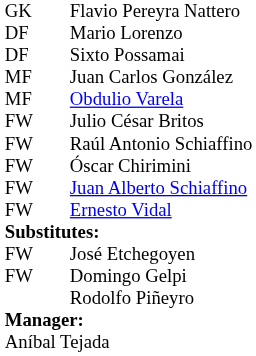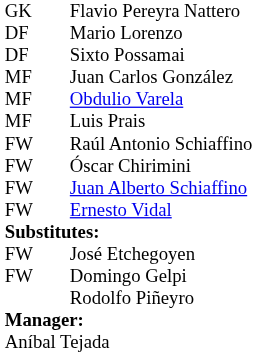+ row: (107, 121)
- row: (137, 121)
